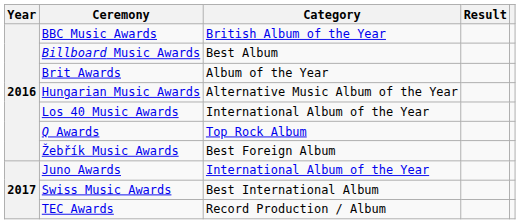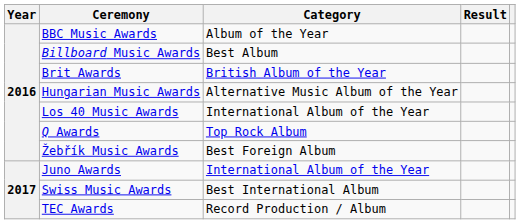(296, 34) British Album of the Year -> (267, 34) Album of the Year
(267, 73) Album of the Year -> (296, 73) British Album of the Year
